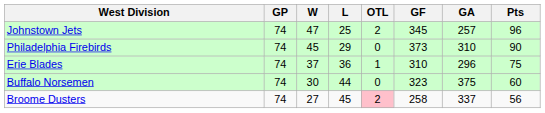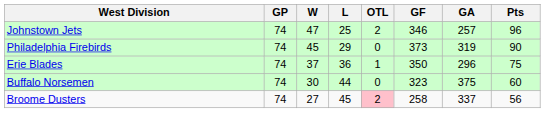(418, 30) 345 -> (418, 30) 346
(467, 47) 310 -> (467, 47) 319
(418, 64) 310 -> (418, 64) 350
